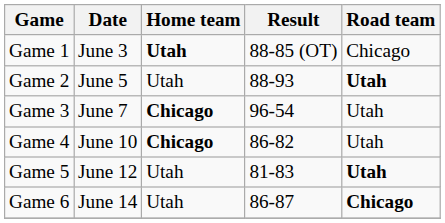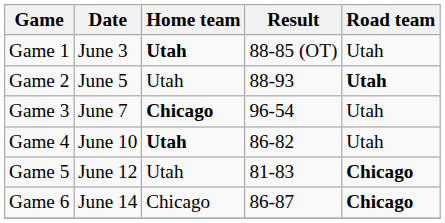(378, 50) Chicago -> (365, 50) Utah
(180, 141) Chicago -> (166, 141) Utah
(366, 171) Utah -> (380, 171) Chicago
(165, 202) Utah -> (178, 202) Chicago
